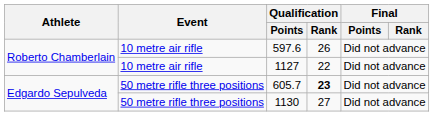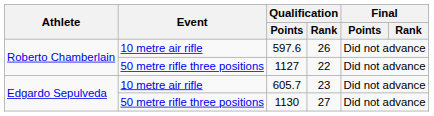(162, 67) 10 metre air rifle -> (192, 67) 50 metre rifle three positions
(192, 85) 50 metre rifle three positions -> (162, 85) 10 metre air rifle
(324, 85) bold -> (324, 85) normal
